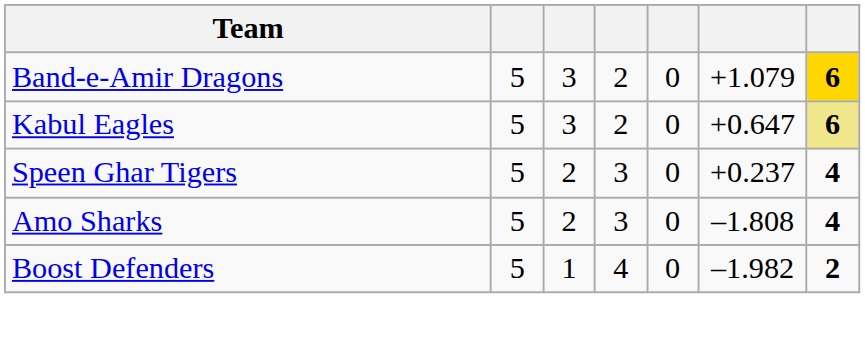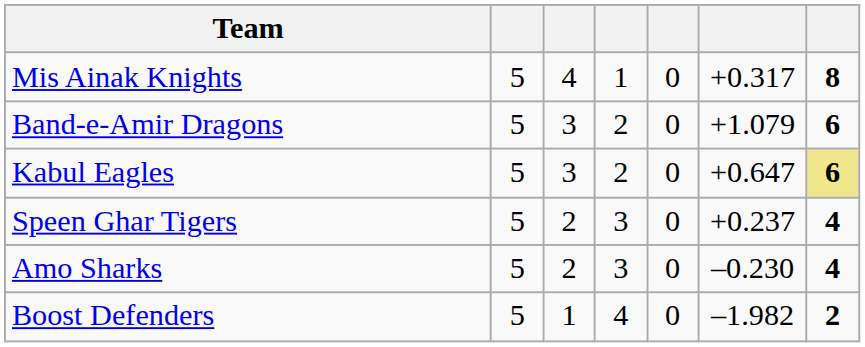+ row: (127, 76)
(833, 76) gold background -> (833, 124) no background
(753, 220) –1.808 -> (753, 268) –0.230
